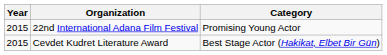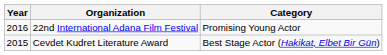(17, 28) 2015 -> (17, 28) 2016
